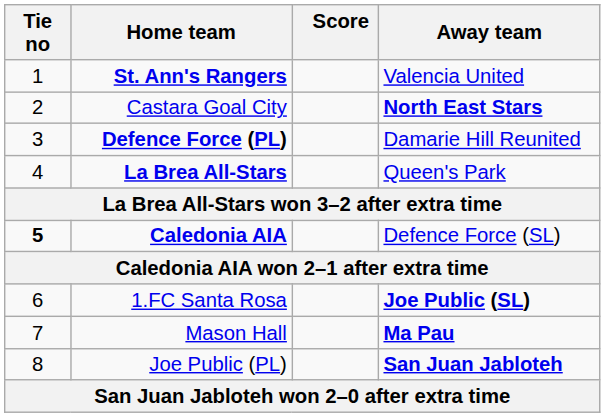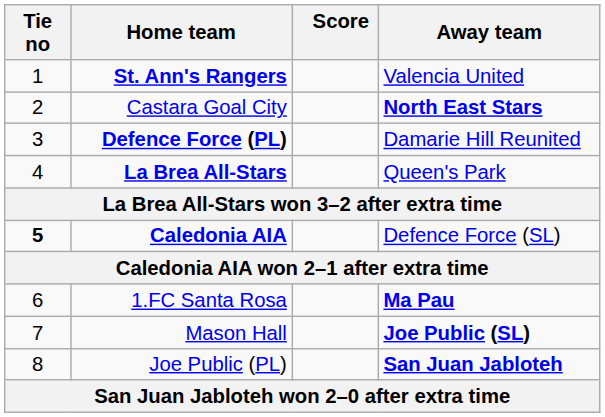(457, 300) Joe Public (SL) -> (419, 300) Ma Pau
(419, 332) Ma Pau -> (457, 332) Joe Public (SL)
